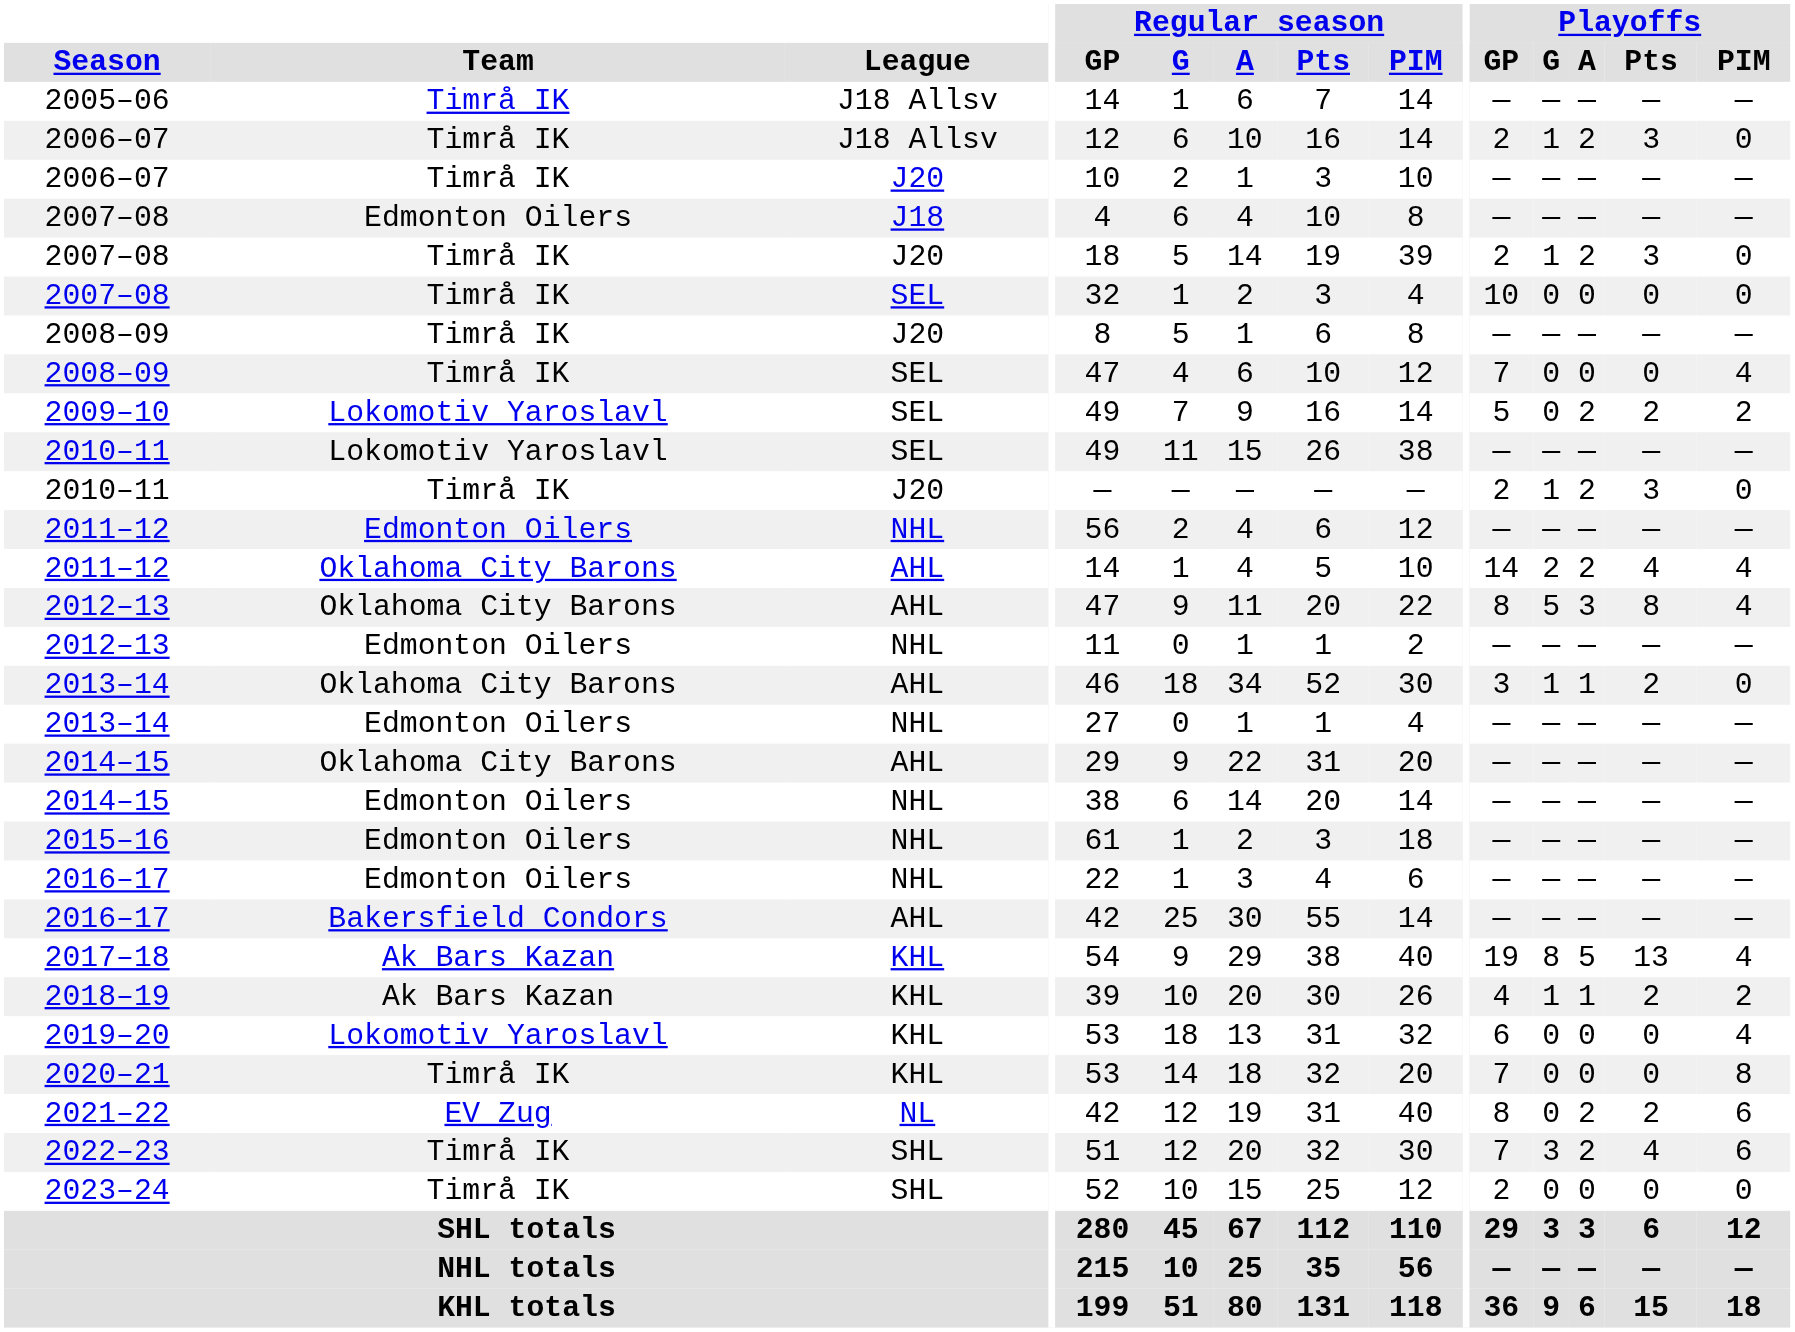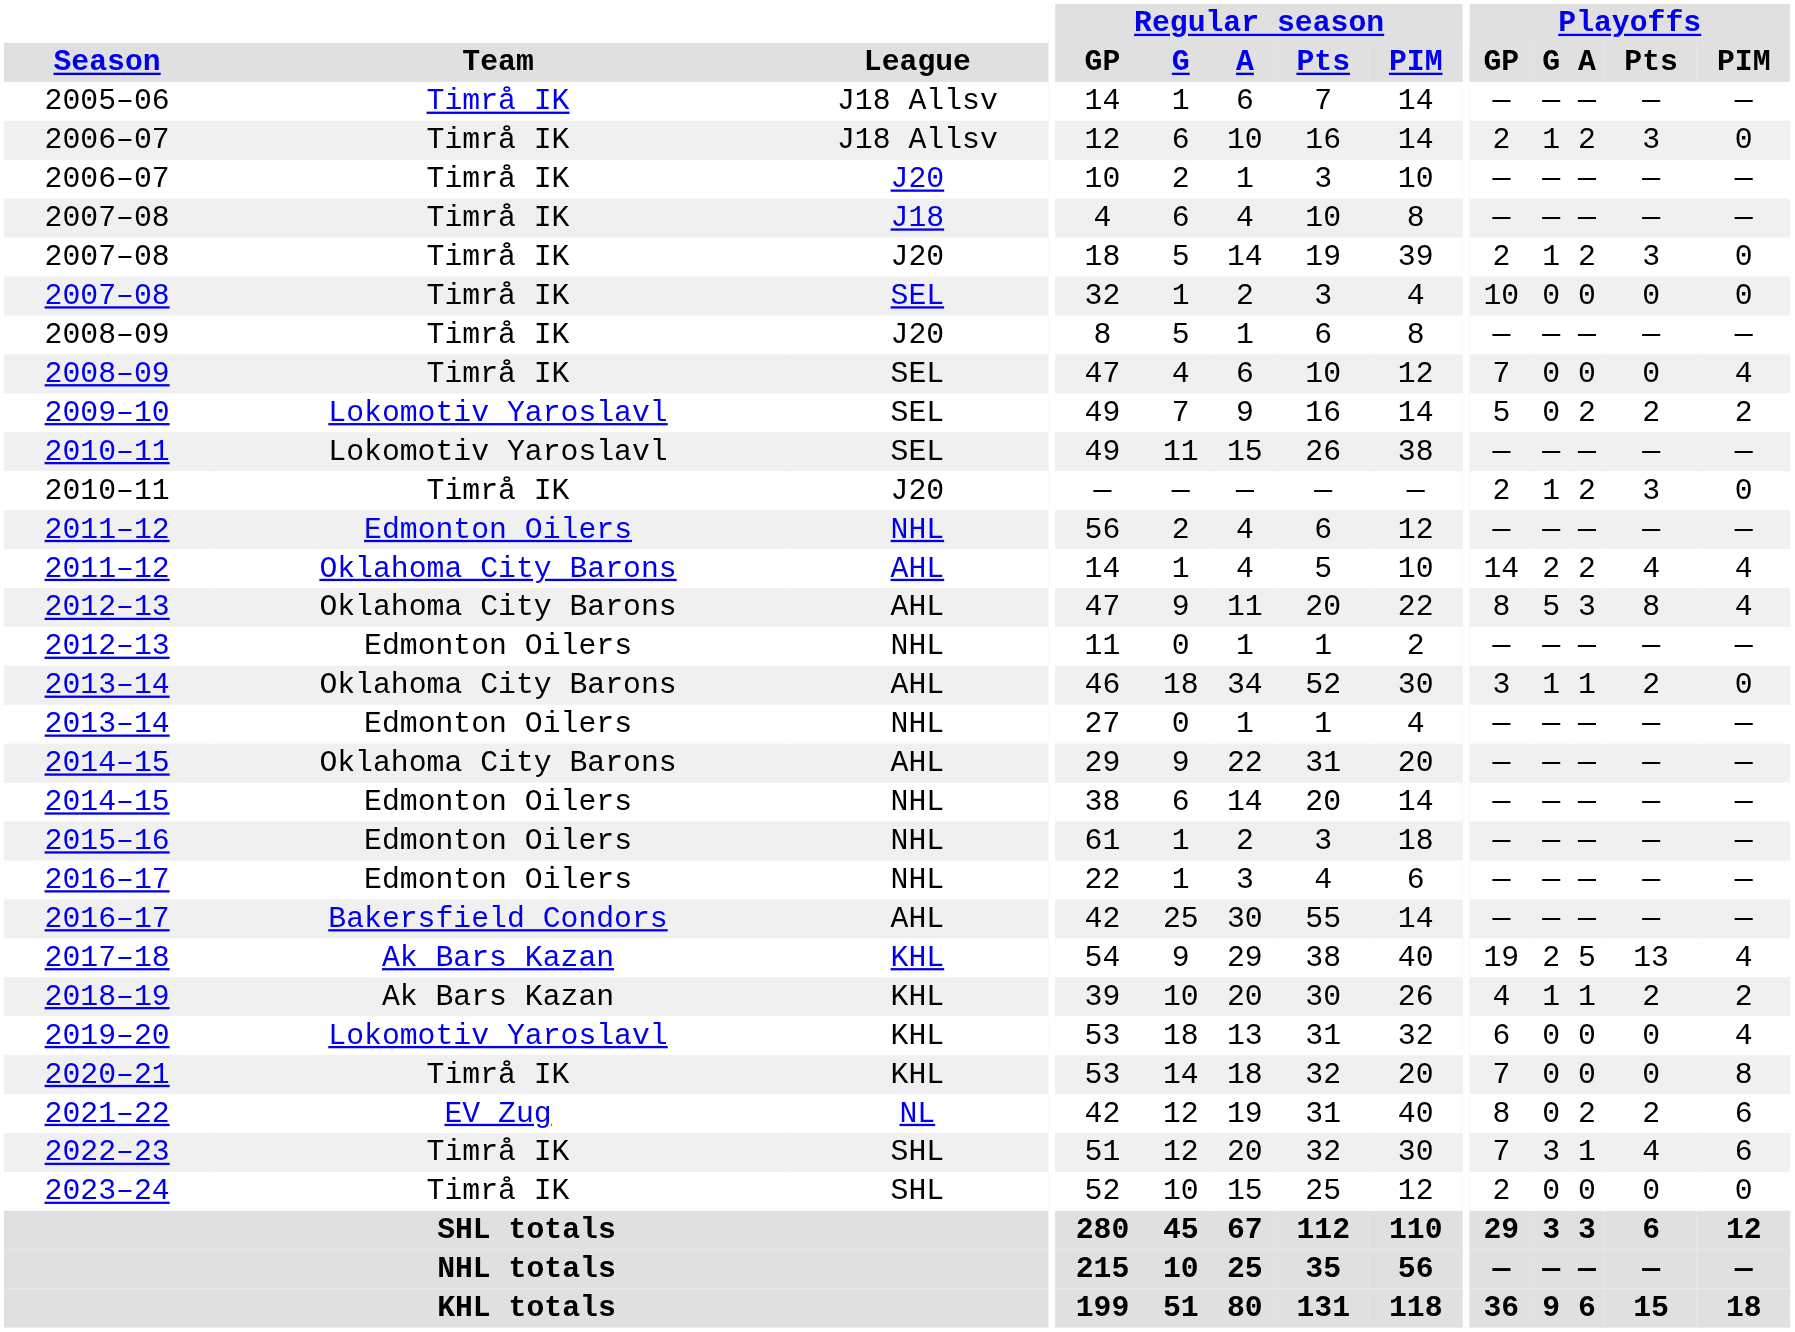(498, 218) Edmonton Oilers -> (498, 218) Timrå IK
(1551, 958) 8 -> (1551, 958) 2
(1587, 1152) 2 -> (1587, 1152) 1
